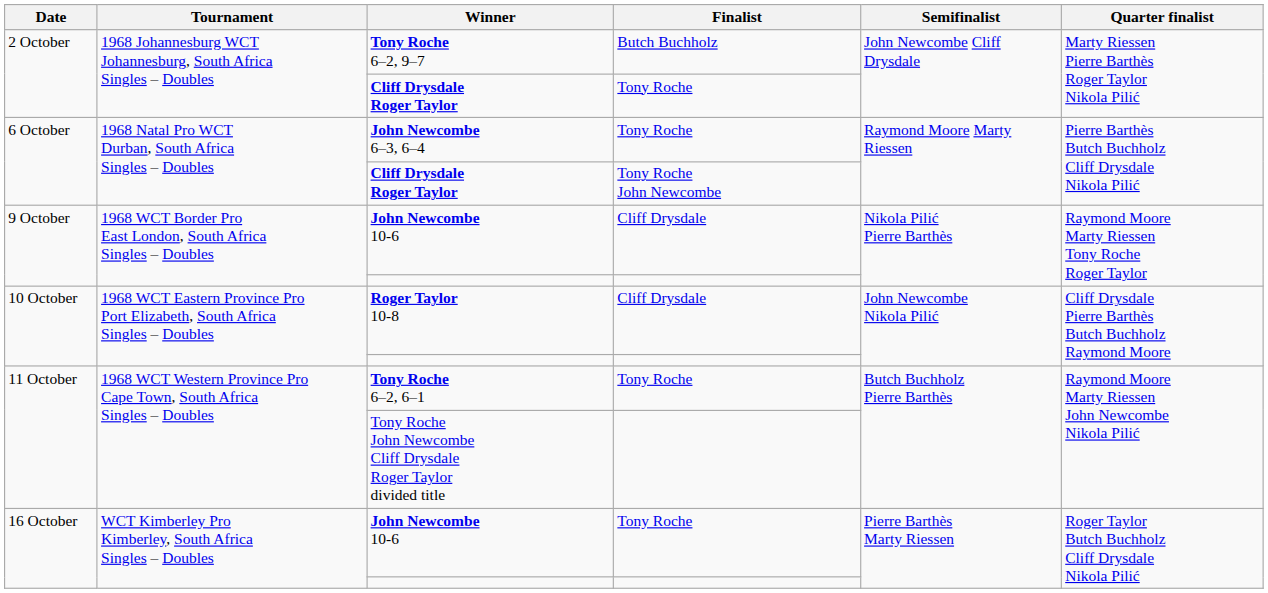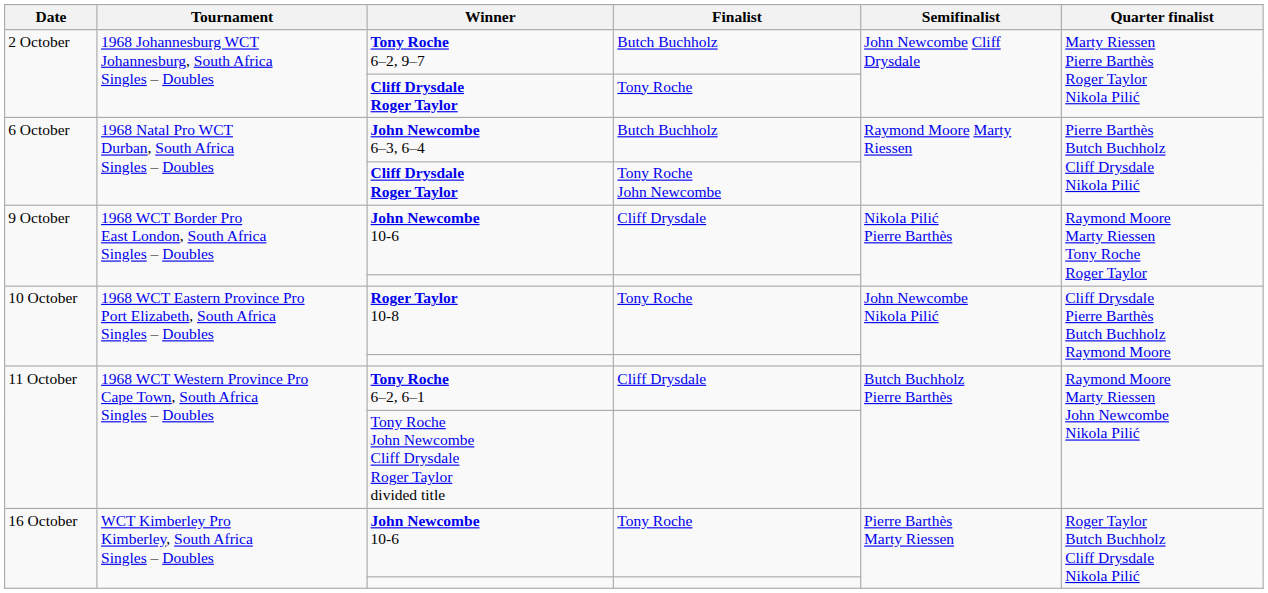(655, 130) Tony Roche -> (667, 130) Butch Buchholz
(662, 298) Cliff Drysdale -> (655, 298) Tony Roche
(655, 378) Tony Roche -> (662, 378) Cliff Drysdale
